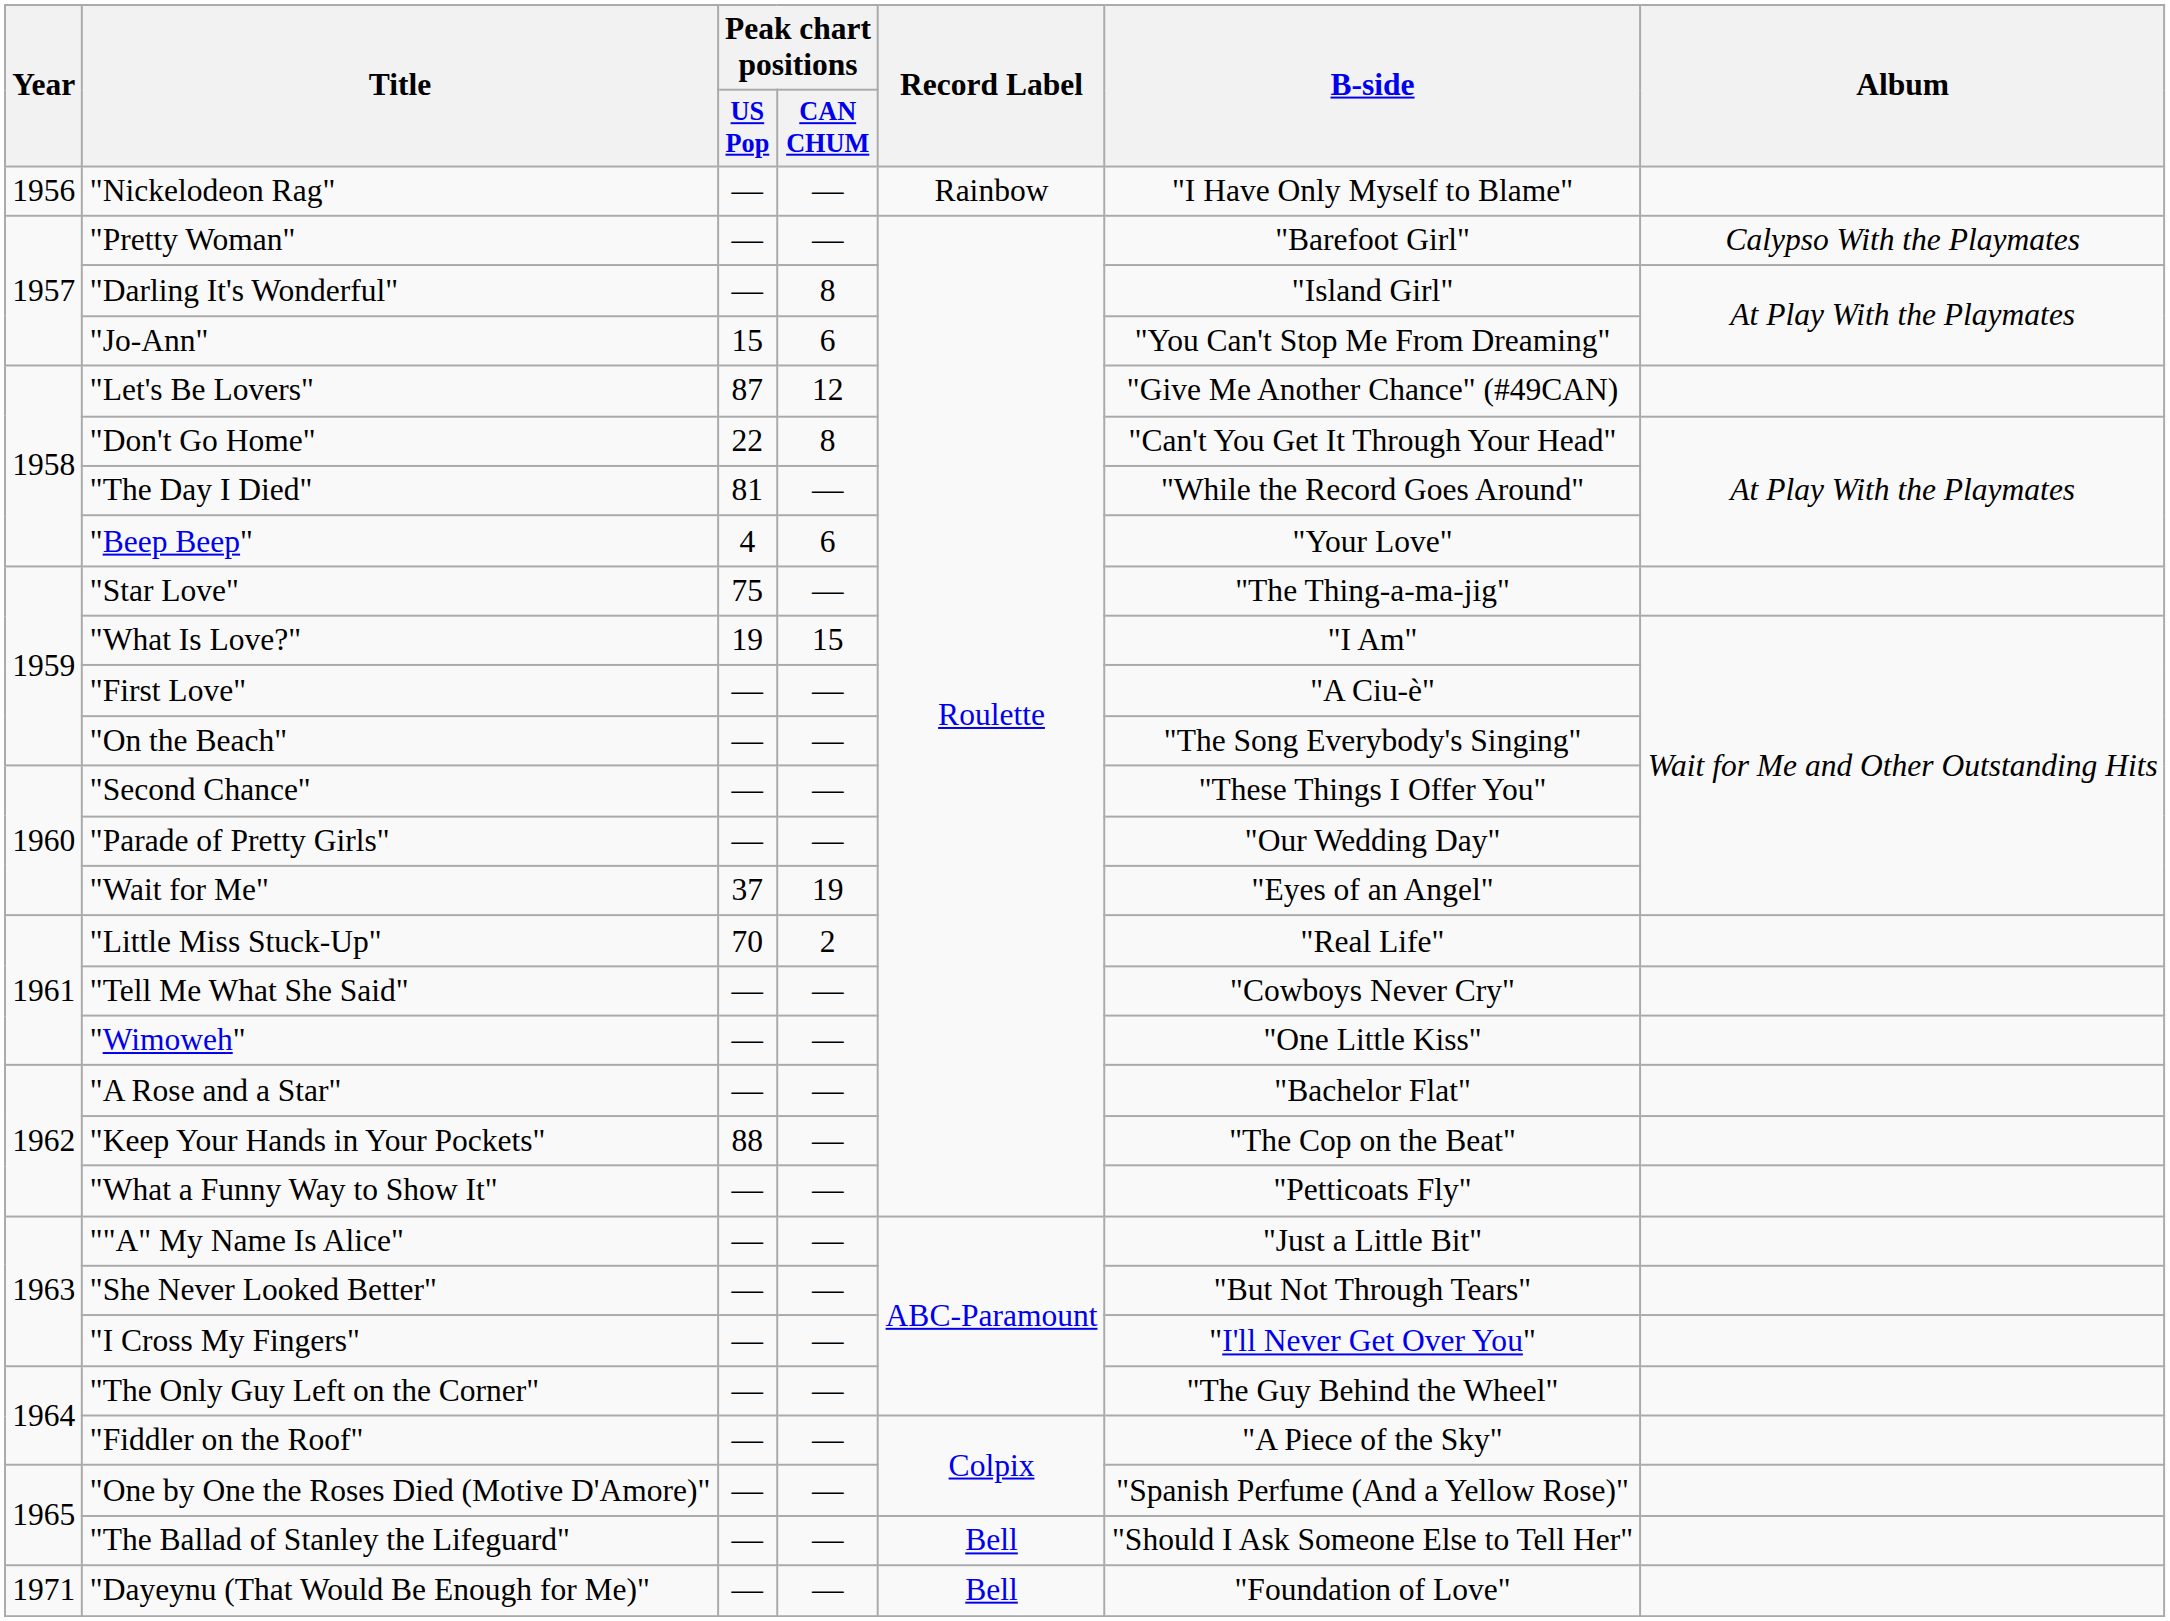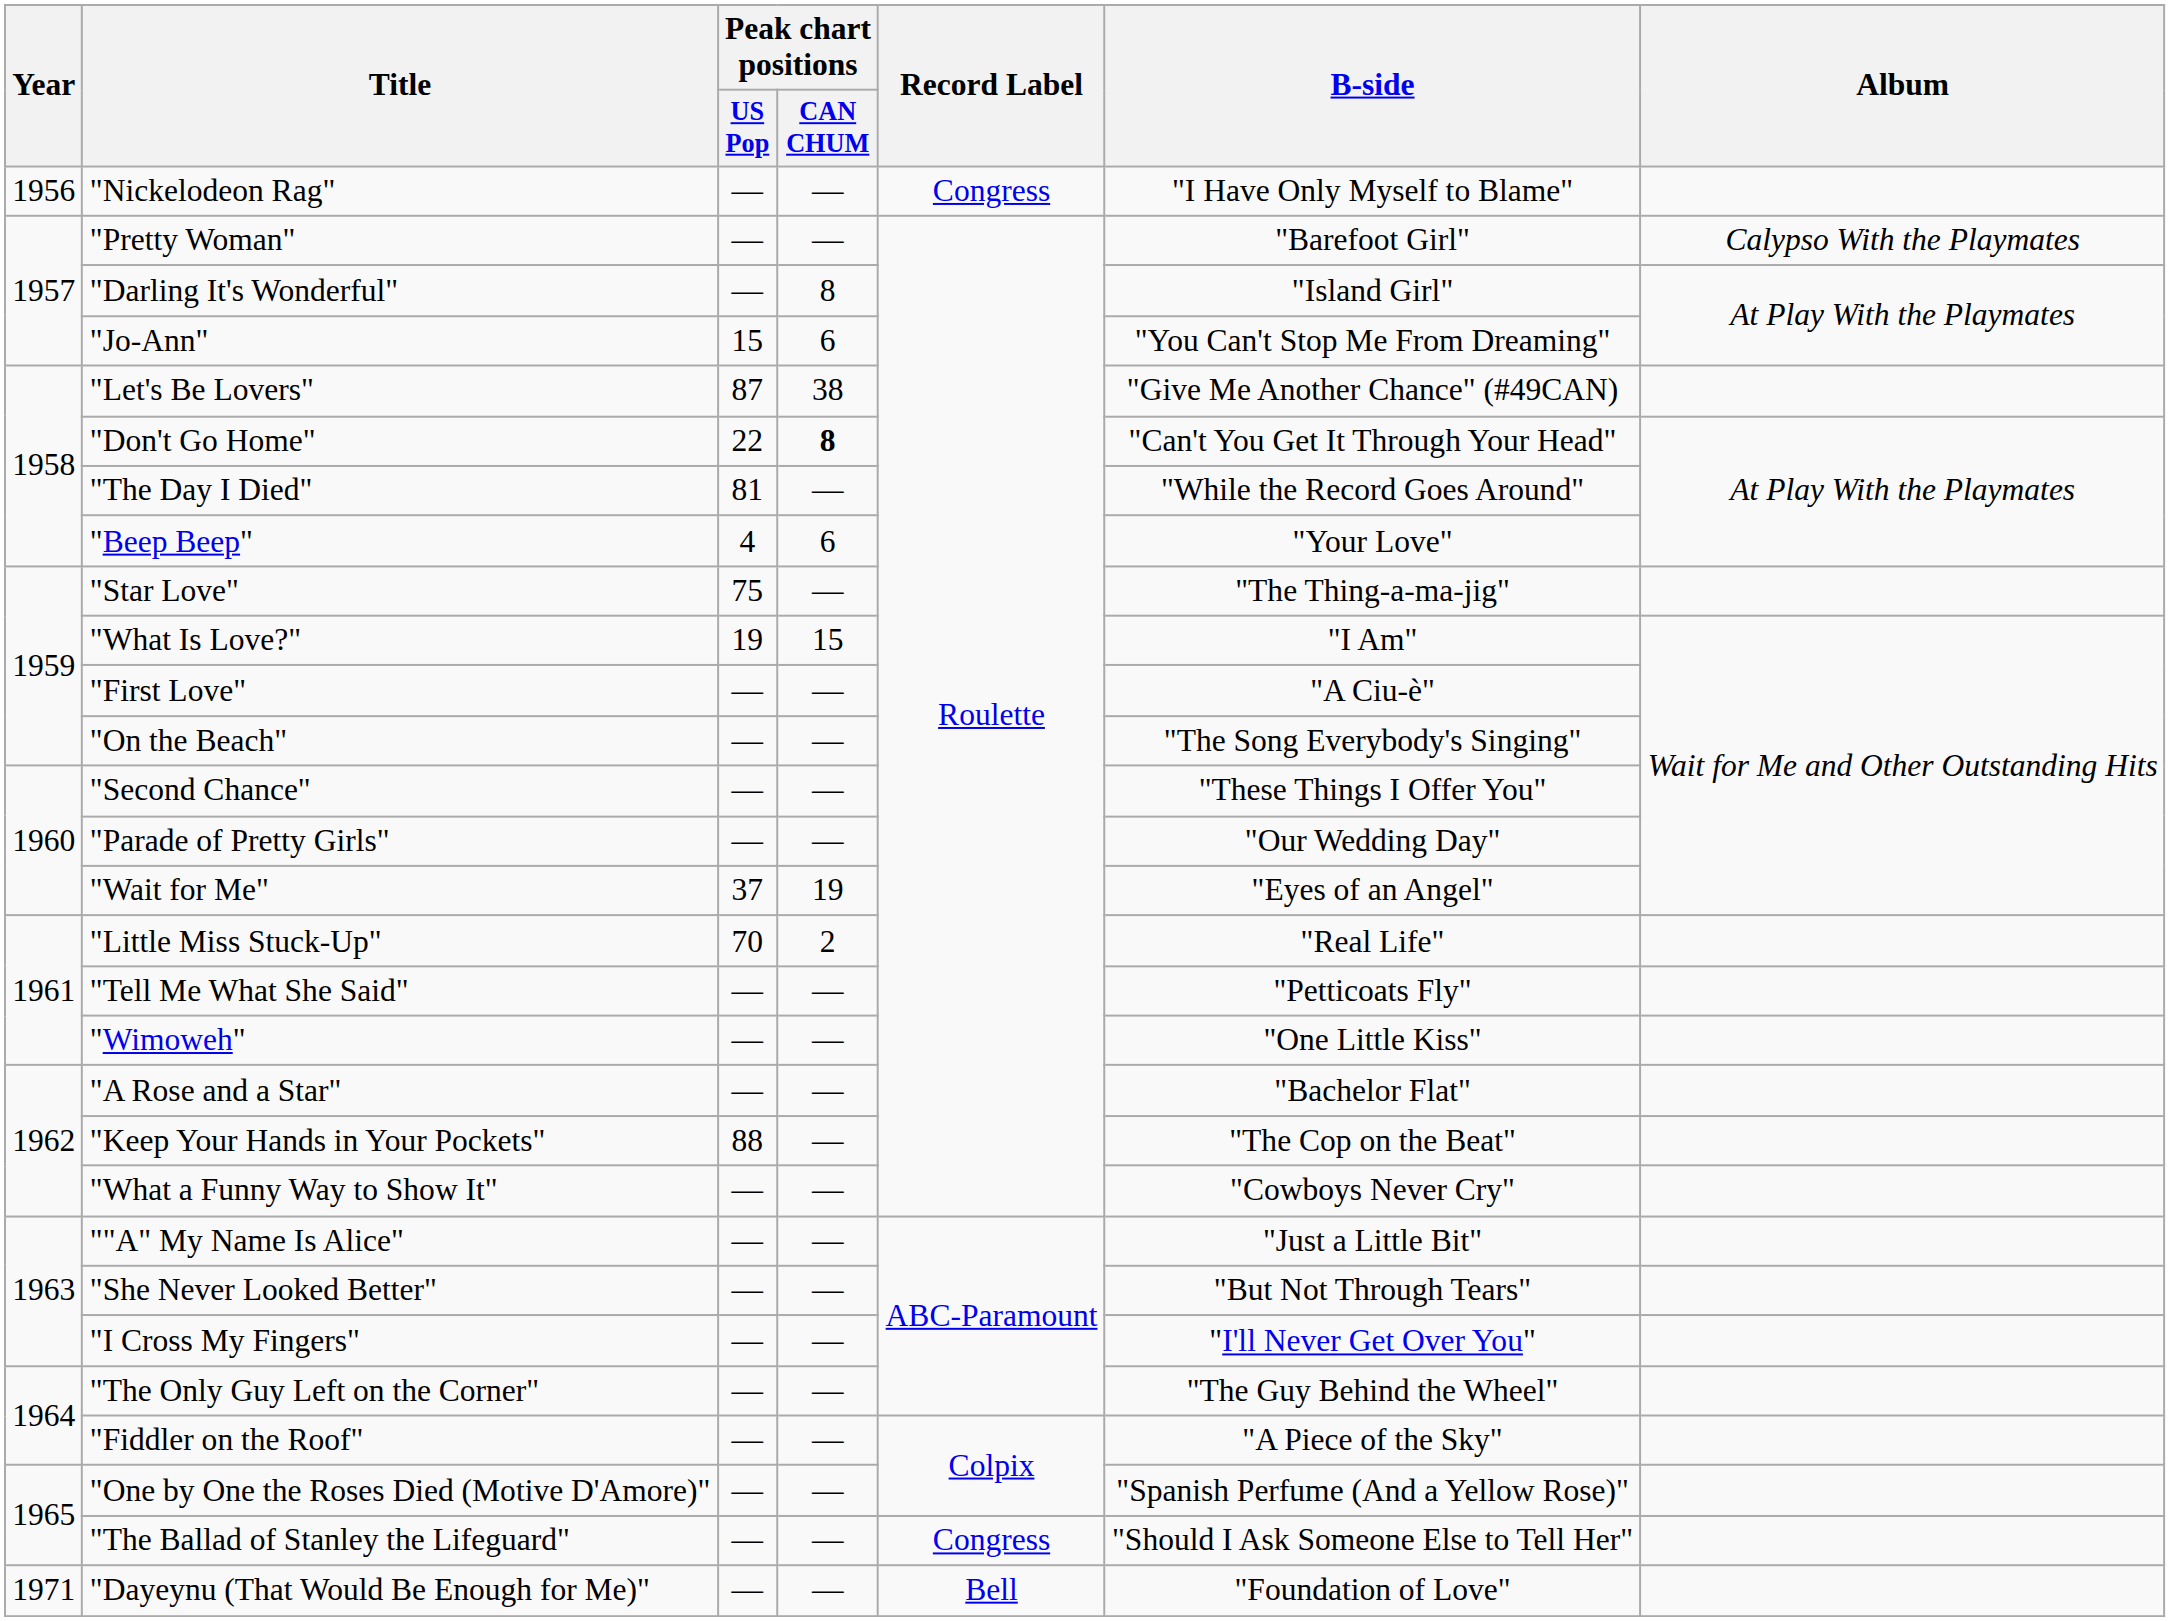(992, 190) Rainbow -> (992, 190) Congress
(828, 390) 12 -> (828, 390) 38
(828, 440) normal -> (828, 440) bold
(1373, 990) "Cowboys Never Cry" -> (1373, 990) "Petticoats Fly"
(1373, 1190) "Petticoats Fly" -> (1373, 1190) "Cowboys Never Cry"
(992, 1540) Bell -> (992, 1540) Congress
